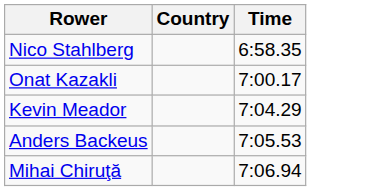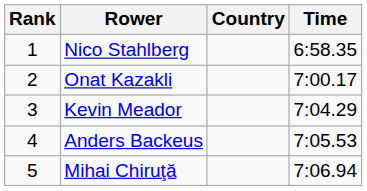+ column: (32, 19)
